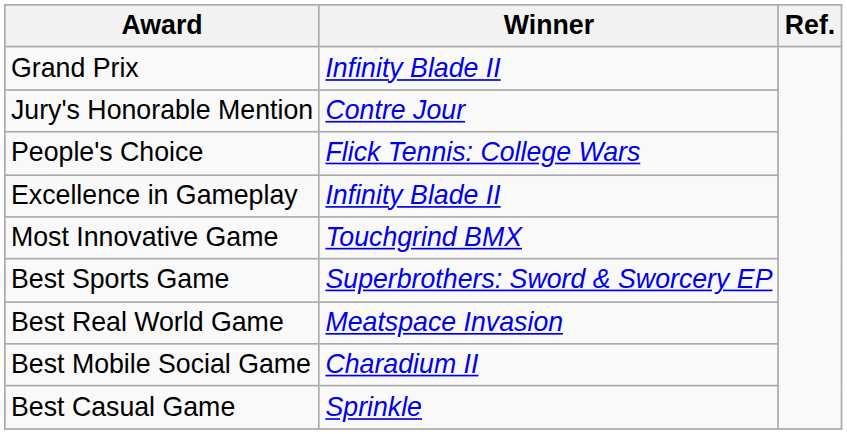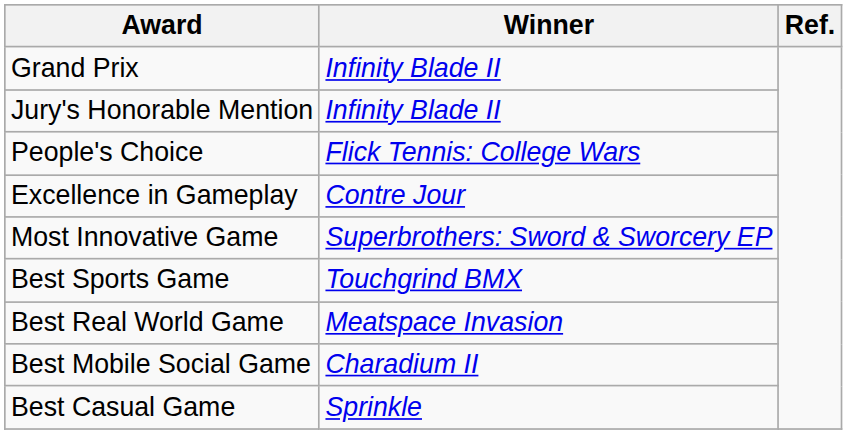(395, 110) Contre Jour -> (413, 110) Infinity Blade II
(413, 195) Infinity Blade II -> (395, 195) Contre Jour
(424, 237) Touchgrind BMX -> (549, 237) Superbrothers: Sword & Sworcery EP
(549, 279) Superbrothers: Sword & Sworcery EP -> (424, 279) Touchgrind BMX
